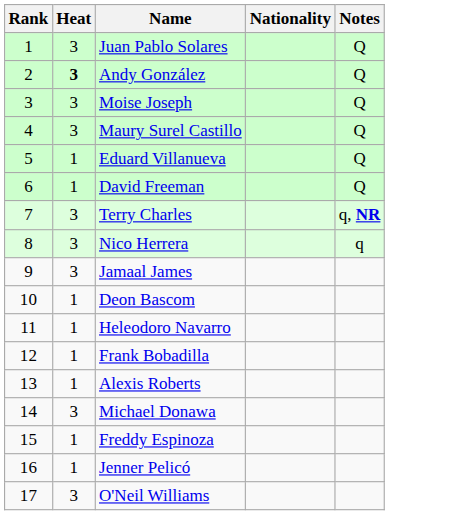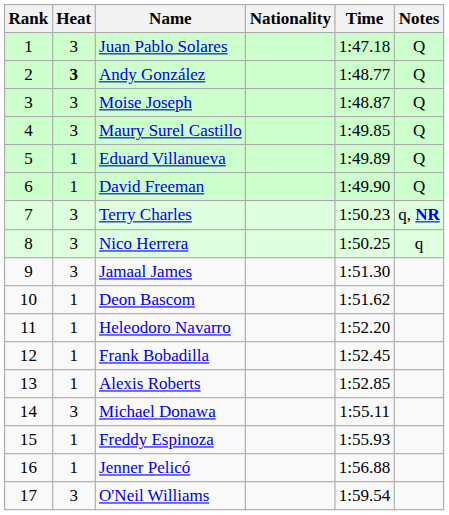+ column: (365, 18)
